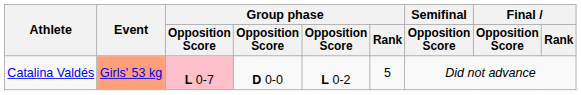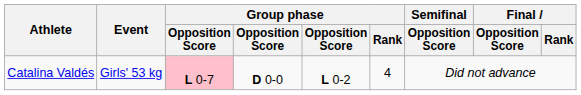(131, 73) lightsalmon background -> (131, 73) no background
(387, 73) 5 -> (387, 73) 4
